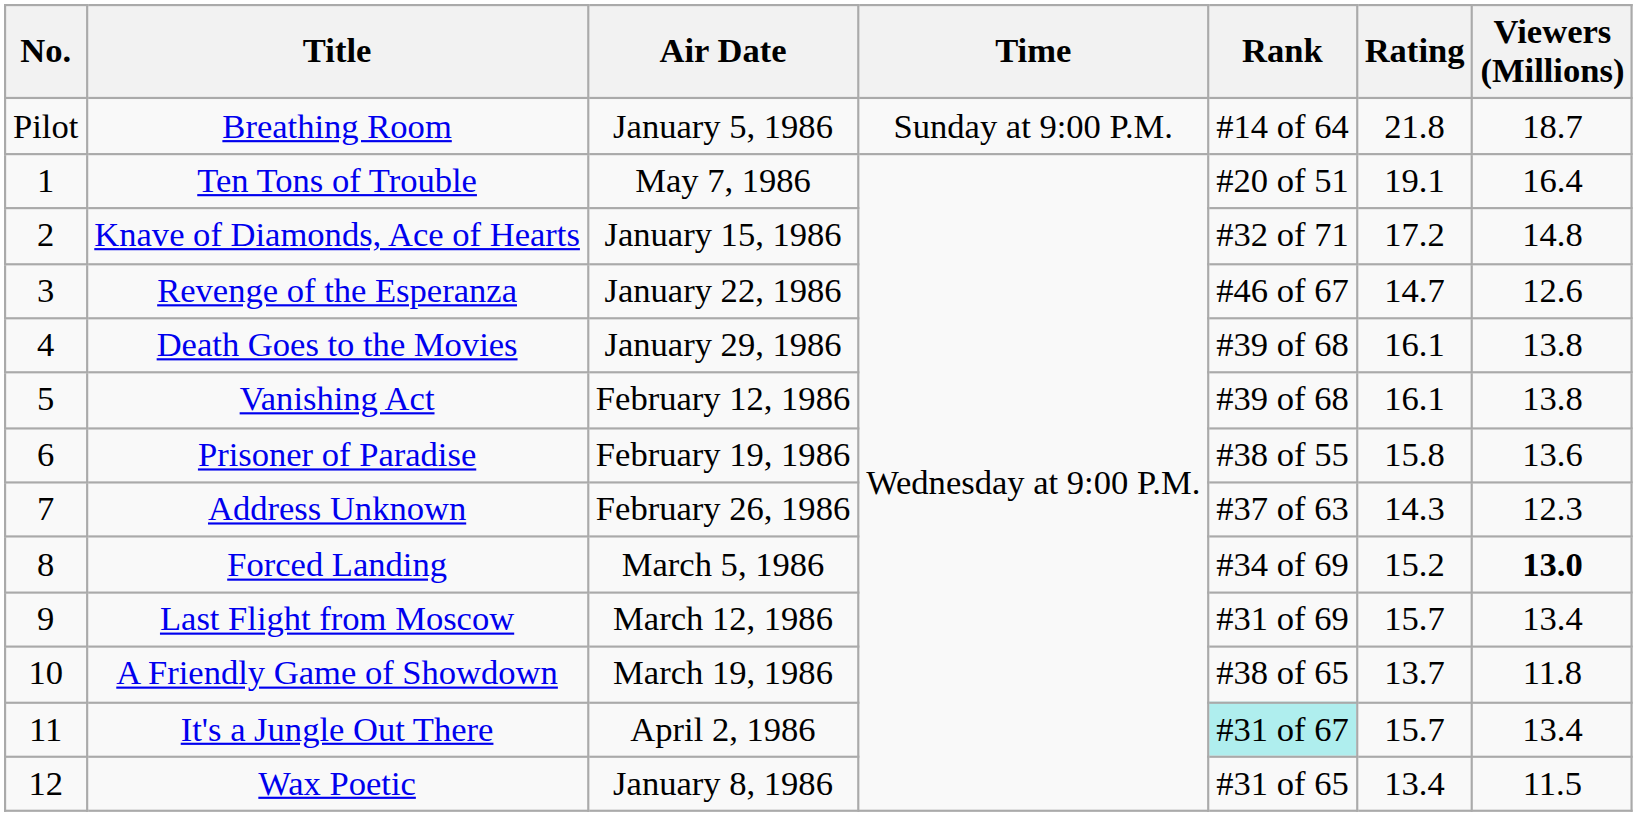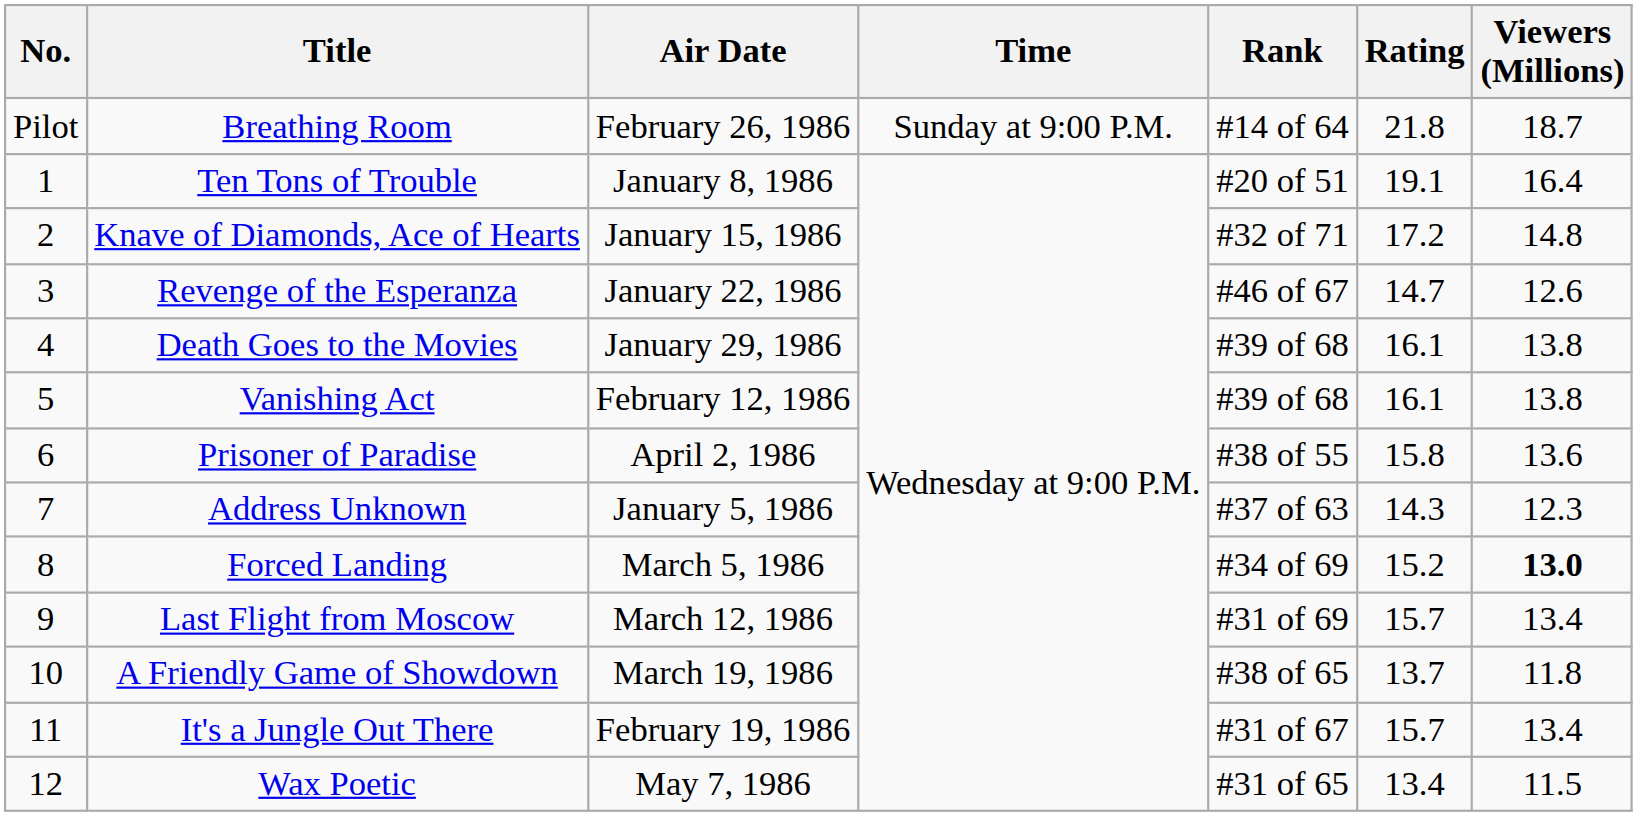(723, 125) January 5, 1986 -> (723, 125) February 26, 1986
(723, 180) May 7, 1986 -> (723, 180) January 8, 1986
(723, 454) February 19, 1986 -> (723, 454) April 2, 1986
(723, 509) February 26, 1986 -> (723, 509) January 5, 1986
(723, 728) April 2, 1986 -> (723, 728) February 19, 1986
(1282, 728) paleturquoise background -> (1282, 728) no background
(723, 783) January 8, 1986 -> (723, 783) May 7, 1986
